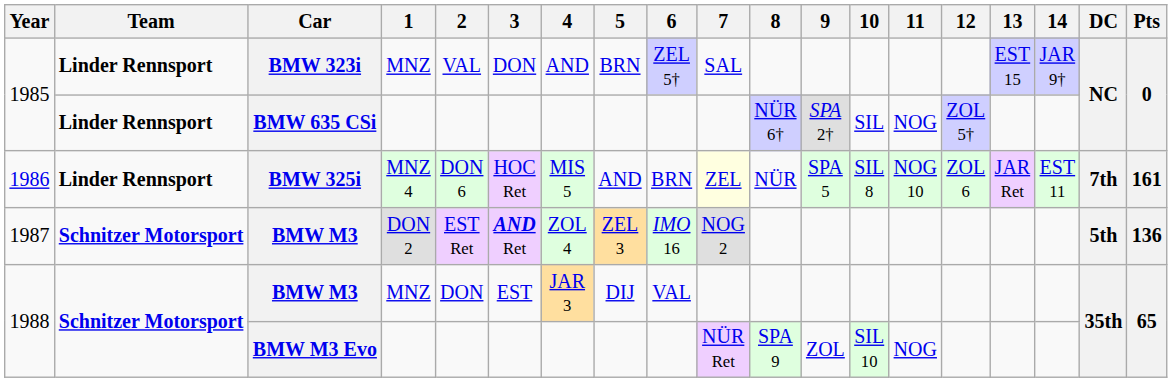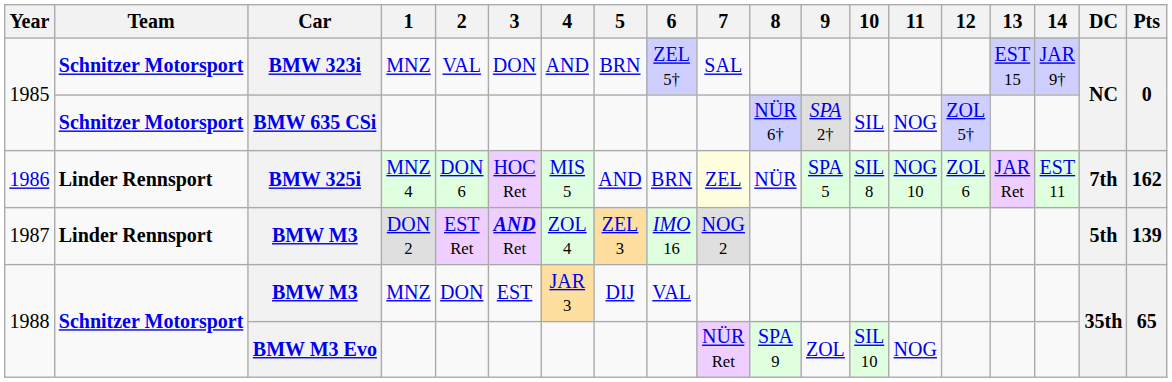(136, 66) Linder Rennsport -> (151, 66) Schnitzer Motorsport
(136, 122) Linder Rennsport -> (151, 122) Schnitzer Motorsport
(1147, 179) 161 -> (1147, 179) 162
(151, 236) Schnitzer Motorsport -> (136, 236) Linder Rennsport
(1147, 236) 136 -> (1147, 236) 139
